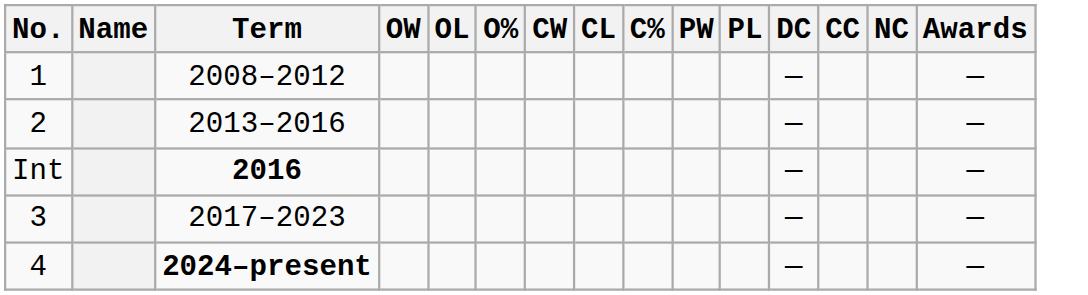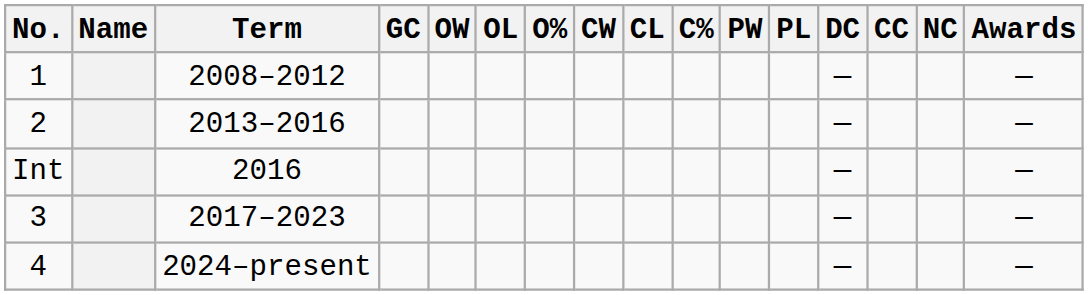+ column: (403, 29)
(267, 171) bold -> (267, 171) normal
(267, 266) bold -> (267, 266) normal
